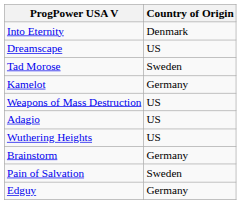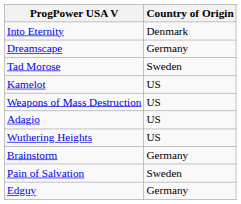(154, 48) US -> (167, 48) Germany
(167, 84) Germany -> (154, 84) US
